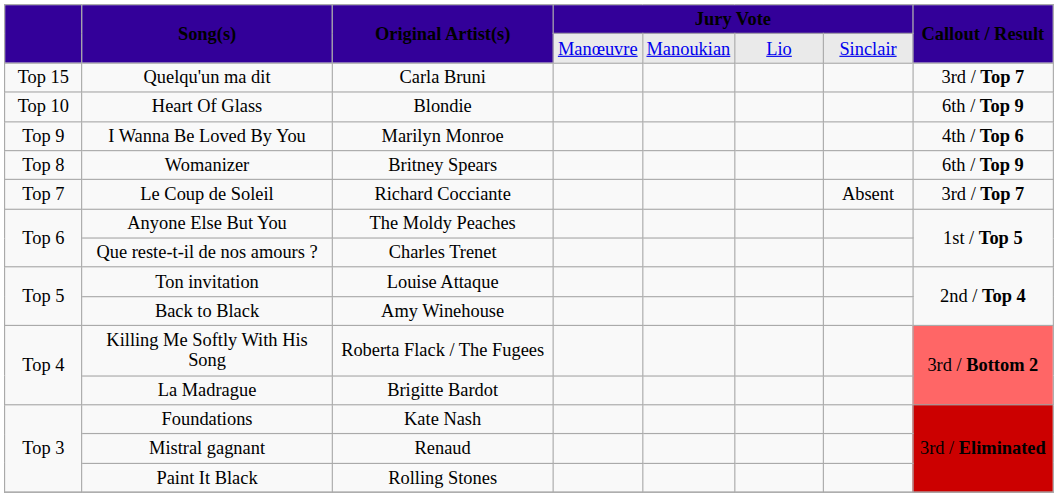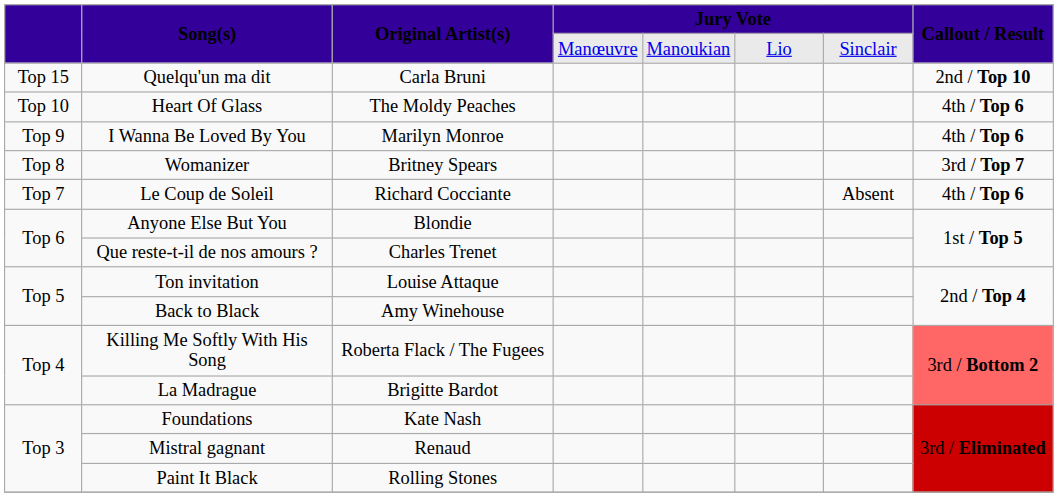(983, 77) 3rd / Top 7 -> (983, 77) 2nd / Top 10
(443, 106) Blondie -> (443, 106) The Moldy Peaches
(983, 106) 6th / Top 9 -> (983, 106) 4th / Top 6
(983, 164) 6th / Top 9 -> (983, 164) 3rd / Top 7
(983, 194) 3rd / Top 7 -> (983, 194) 4th / Top 6
(443, 223) The Moldy Peaches -> (443, 223) Blondie
